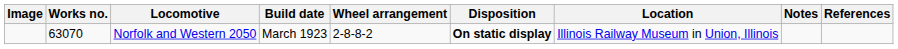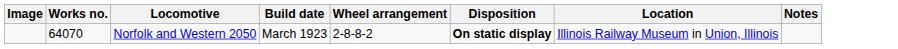- column: (857, 14)
(66, 33) 63070 -> (66, 33) 64070
